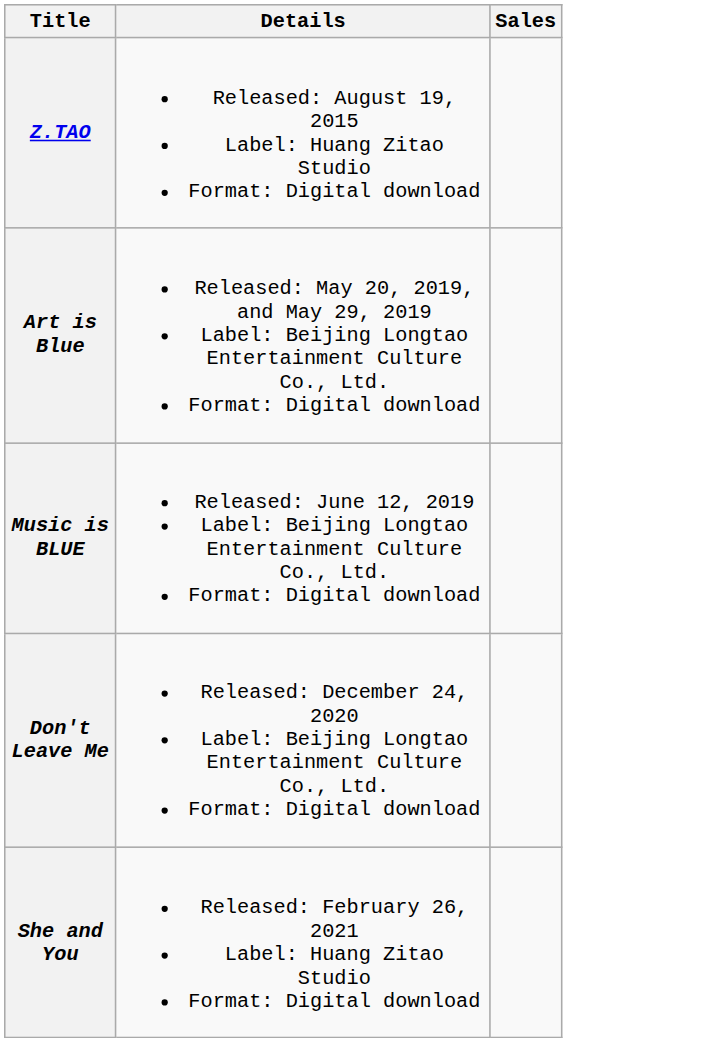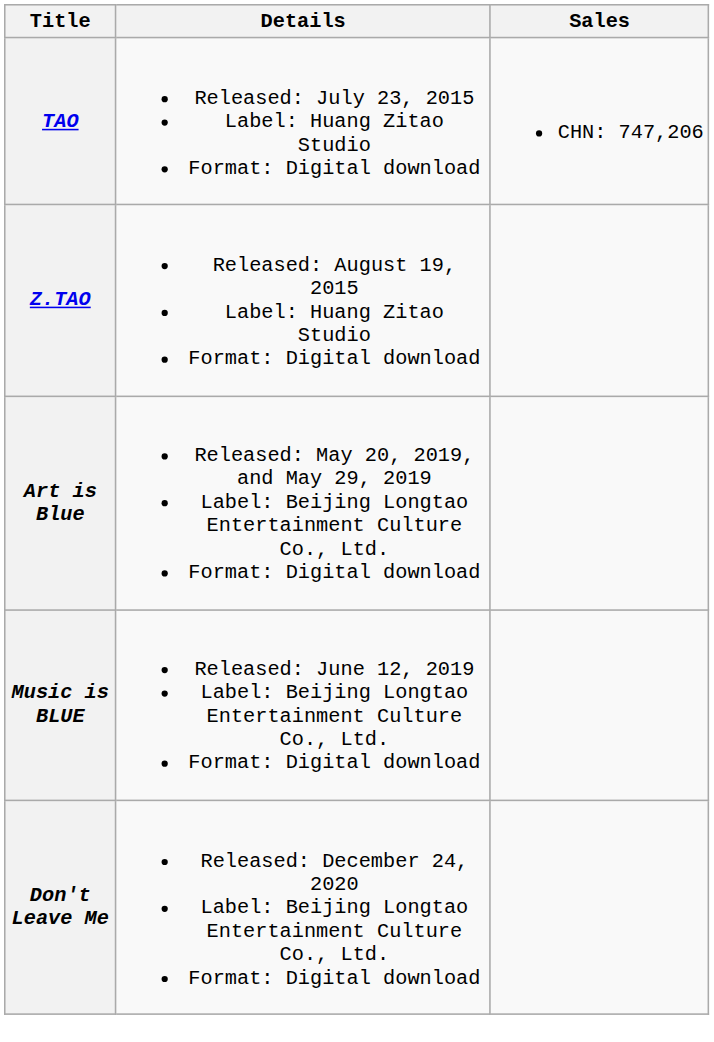+ row: (60, 121)
- row: (60, 942)
